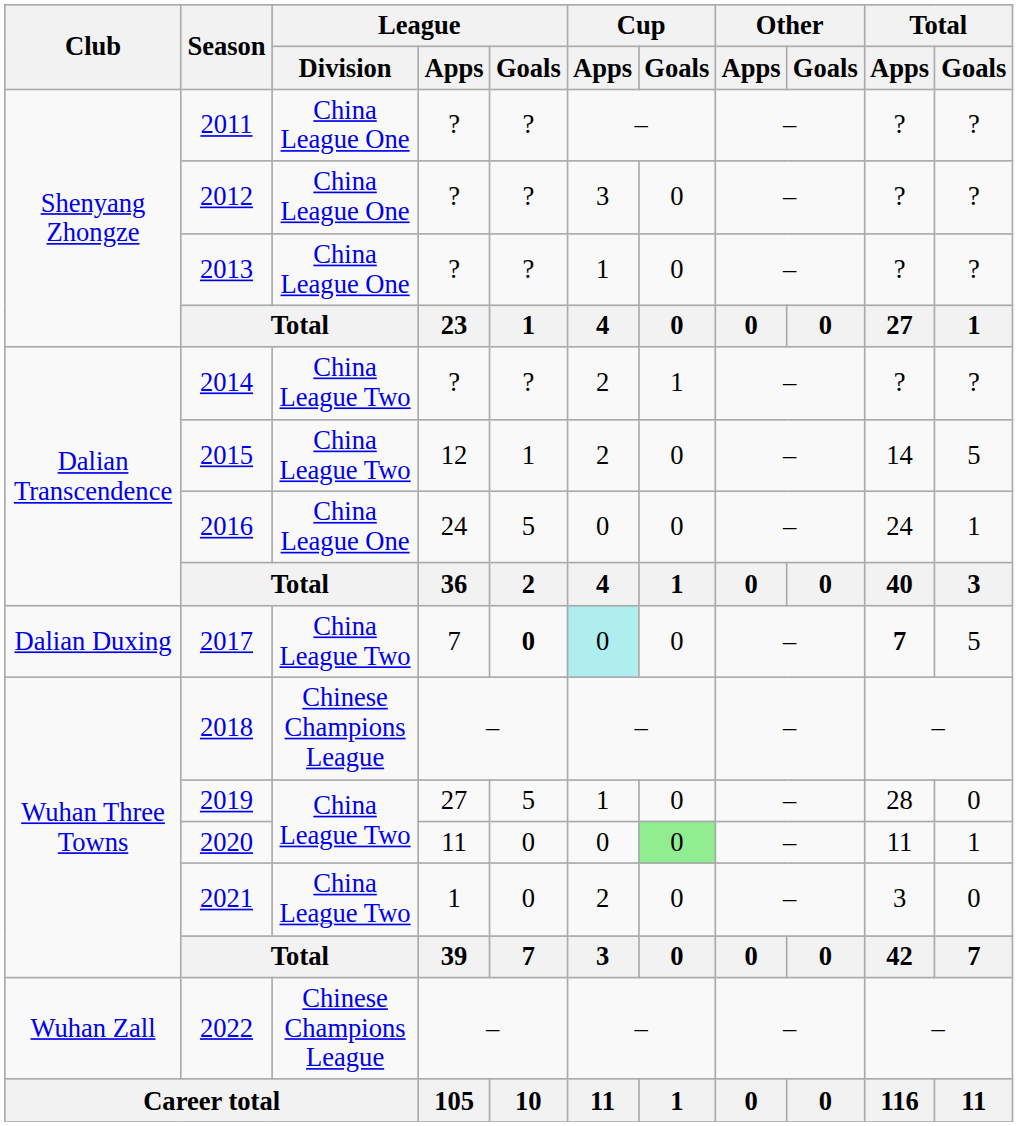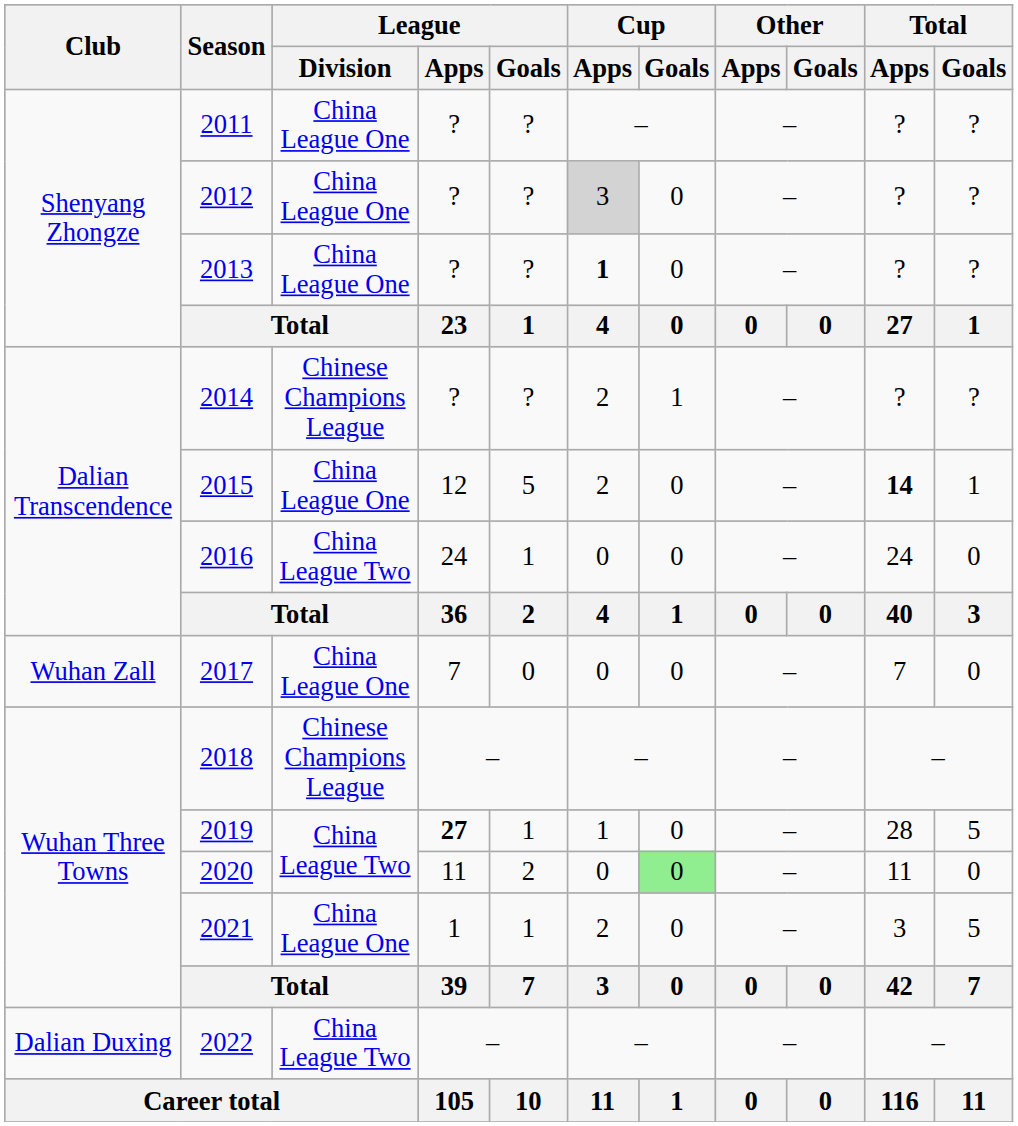(603, 196) no background -> (603, 196) lightgrey background
(603, 268) normal -> (603, 268) bold
(345, 382) China League Two -> (345, 397) Chinese Champions League
(345, 454) China League Two -> (345, 484) China League One
(528, 454) 1 -> (528, 484) 5
(900, 454) normal -> (900, 484) bold
(974, 454) 5 -> (974, 484) 1
(345, 526) China League One -> (345, 556) China League Two
(528, 526) 5 -> (528, 556) 1
(974, 526) 1 -> (974, 556) 0
(93, 641) Dalian Duxing -> (93, 670) Wuhan Zall
(345, 641) China League Two -> (345, 670) China League One
(528, 641) bold -> (528, 670) normal
(603, 641) paleturquoise background -> (603, 670) no background
(900, 641) bold -> (900, 670) normal
(974, 641) 5 -> (974, 670) 0
(454, 799) normal -> (454, 829) bold
(528, 799) 5 -> (528, 829) 1
(974, 799) 0 -> (974, 829) 5
(528, 842) 0 -> (528, 871) 2
(974, 842) 1 -> (974, 871) 0
(345, 899) China League Two -> (345, 929) China League One
(528, 899) 0 -> (528, 929) 1
(974, 899) 0 -> (974, 929) 5
(93, 1028) Wuhan Zall -> (93, 1043) Dalian Duxing
(345, 1028) Chinese Champions League -> (345, 1043) China League Two
